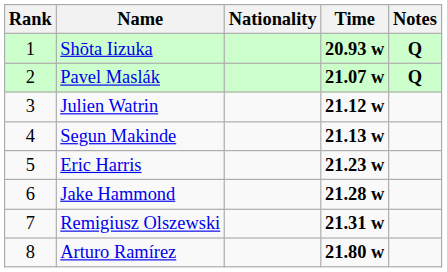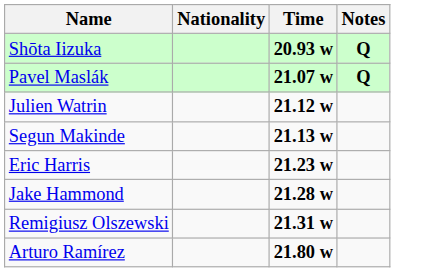- column: (30, 19)
